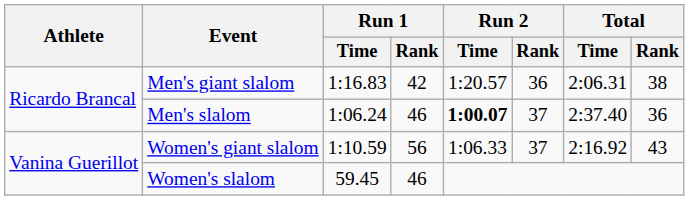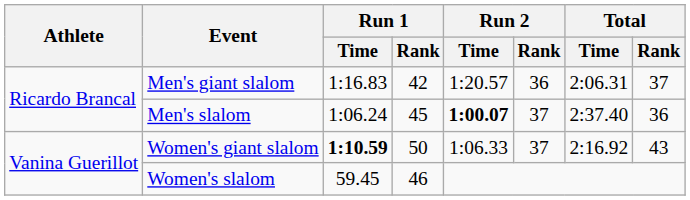(658, 83) 38 -> (659, 83) 37
(417, 115) 46 -> (418, 115) 45
(357, 147) normal -> (358, 147) bold
(417, 147) 56 -> (418, 147) 50
